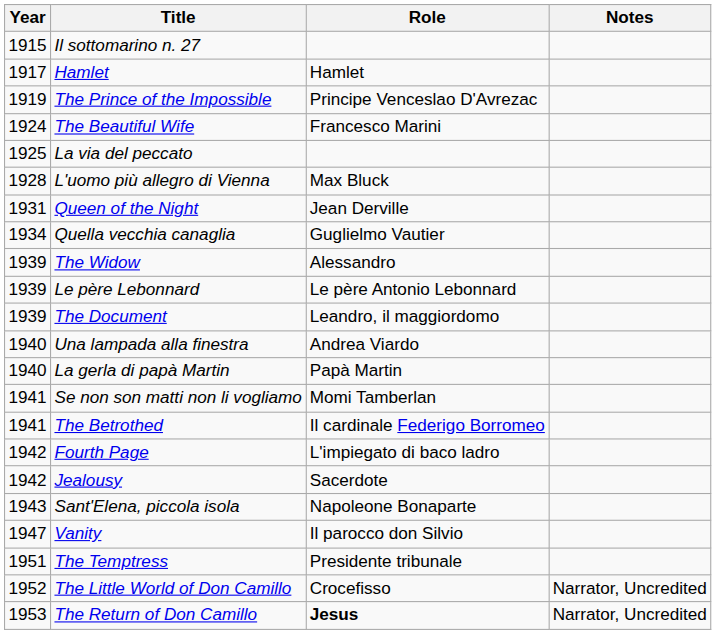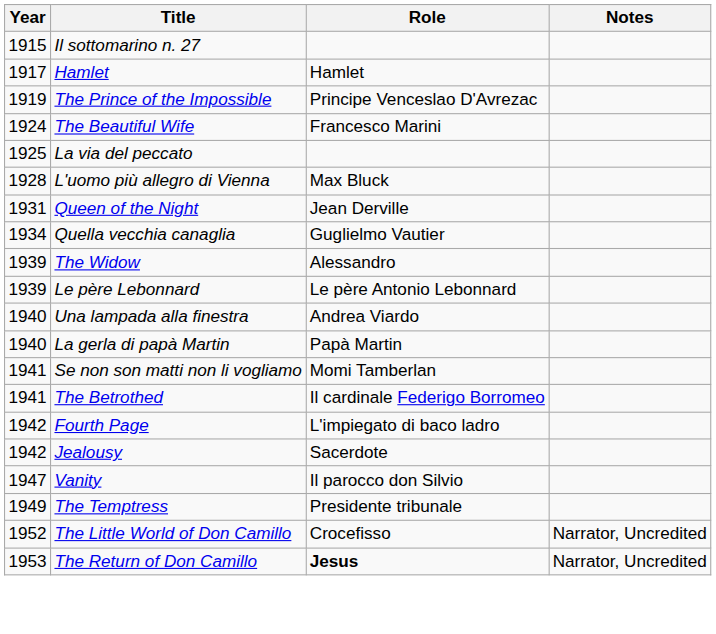- row: (111, 316)
- row: (147, 506)
(28, 561) 1951 -> (28, 506) 1949
